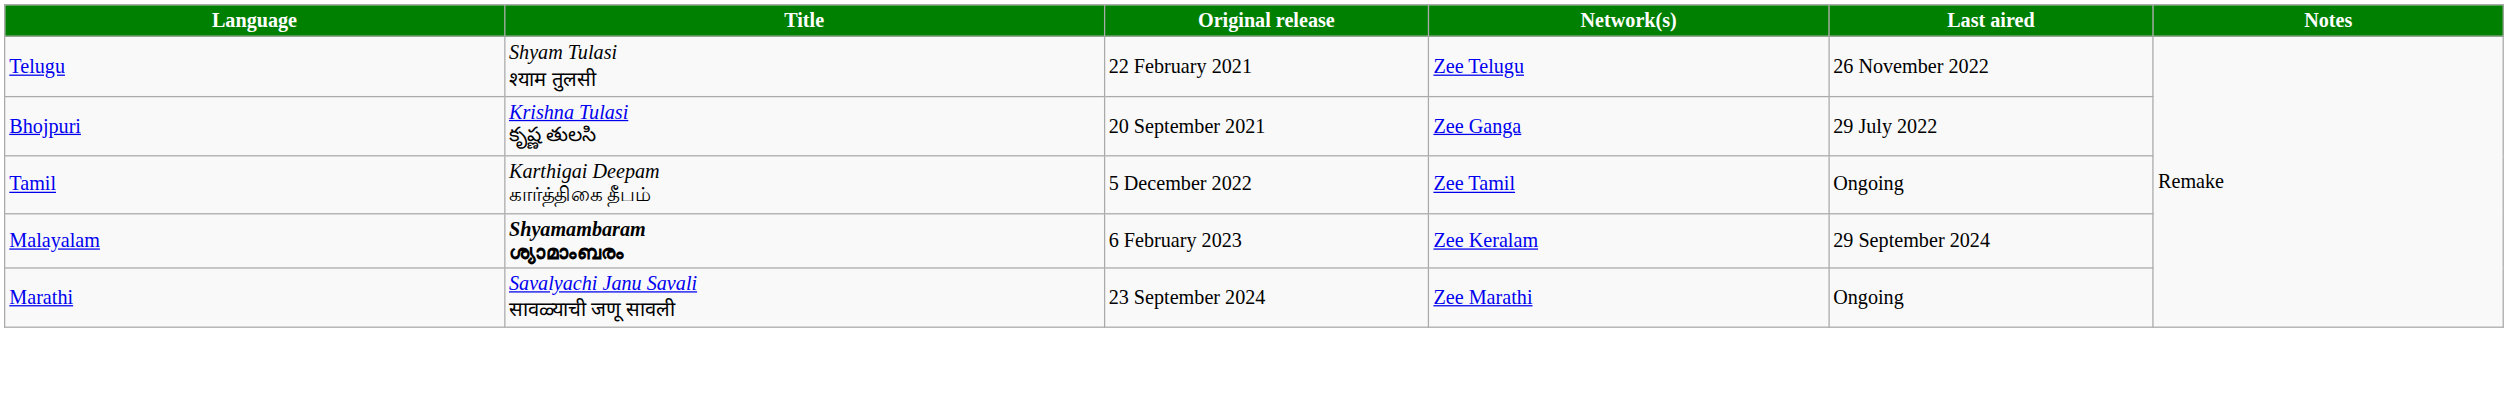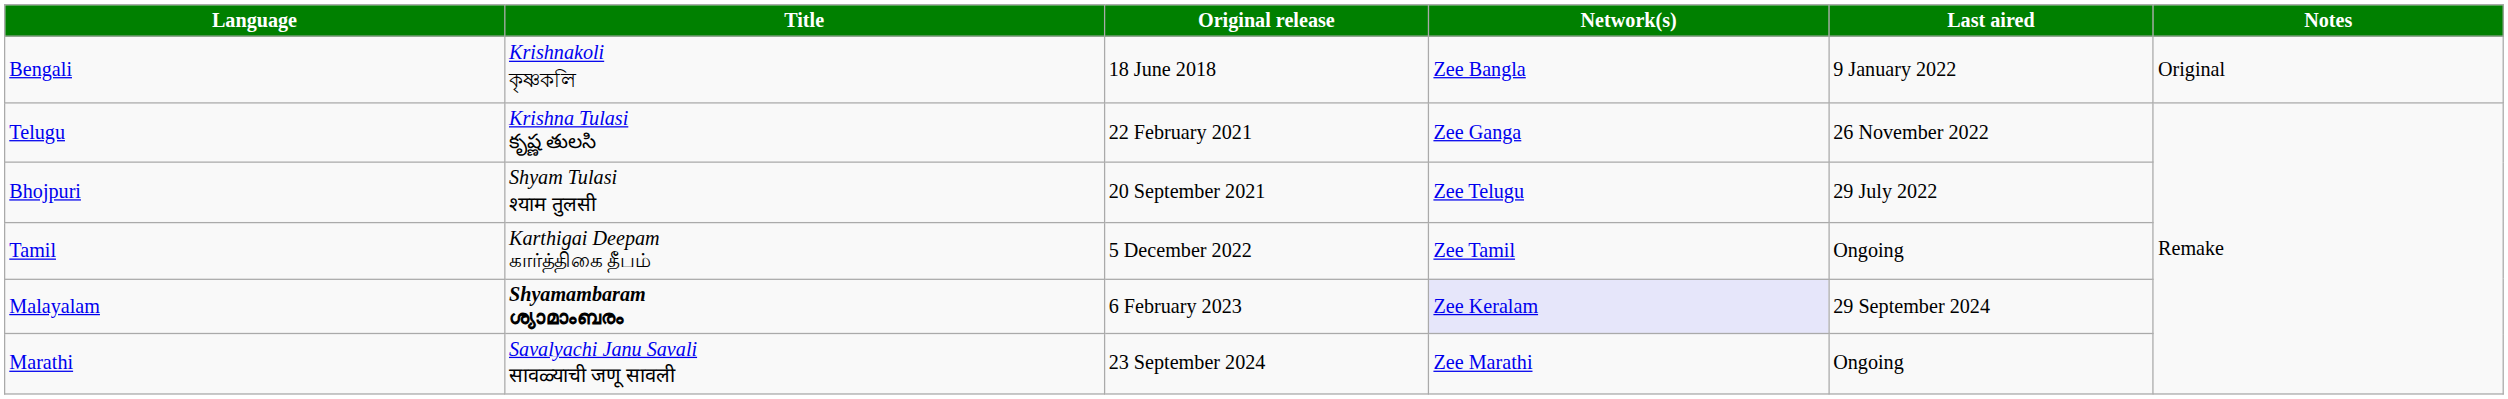+ row: (41, 69)
(563, 65) Shyam Tulasi श्याम तुलसी -> (569, 129) Krishna Tulasi కృష్ణ తులసి
(1479, 66) Zee Telugu -> (1477, 132) Zee Ganga
(569, 123) Krishna Tulasi కృష్ణ తులసి -> (563, 191) Shyam Tulasi श्याम तुलसी
(1477, 126) Zee Ganga -> (1479, 192) Zee Telugu
(1486, 240) no background -> (1486, 306) lavender background
